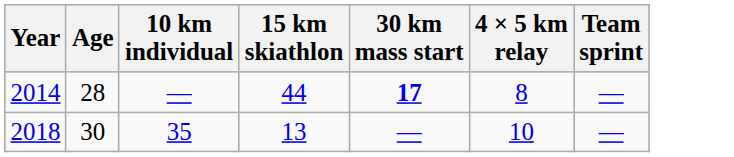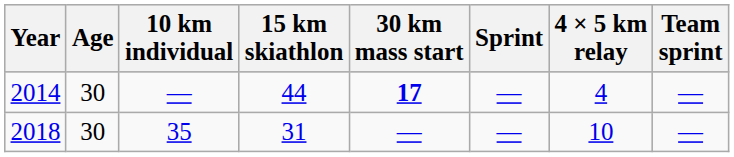+ column: (509, 38)
(93, 91) 28 -> (93, 91) 30
(521, 91) 8 -> (601, 91) 4
(294, 131) 13 -> (294, 131) 31
